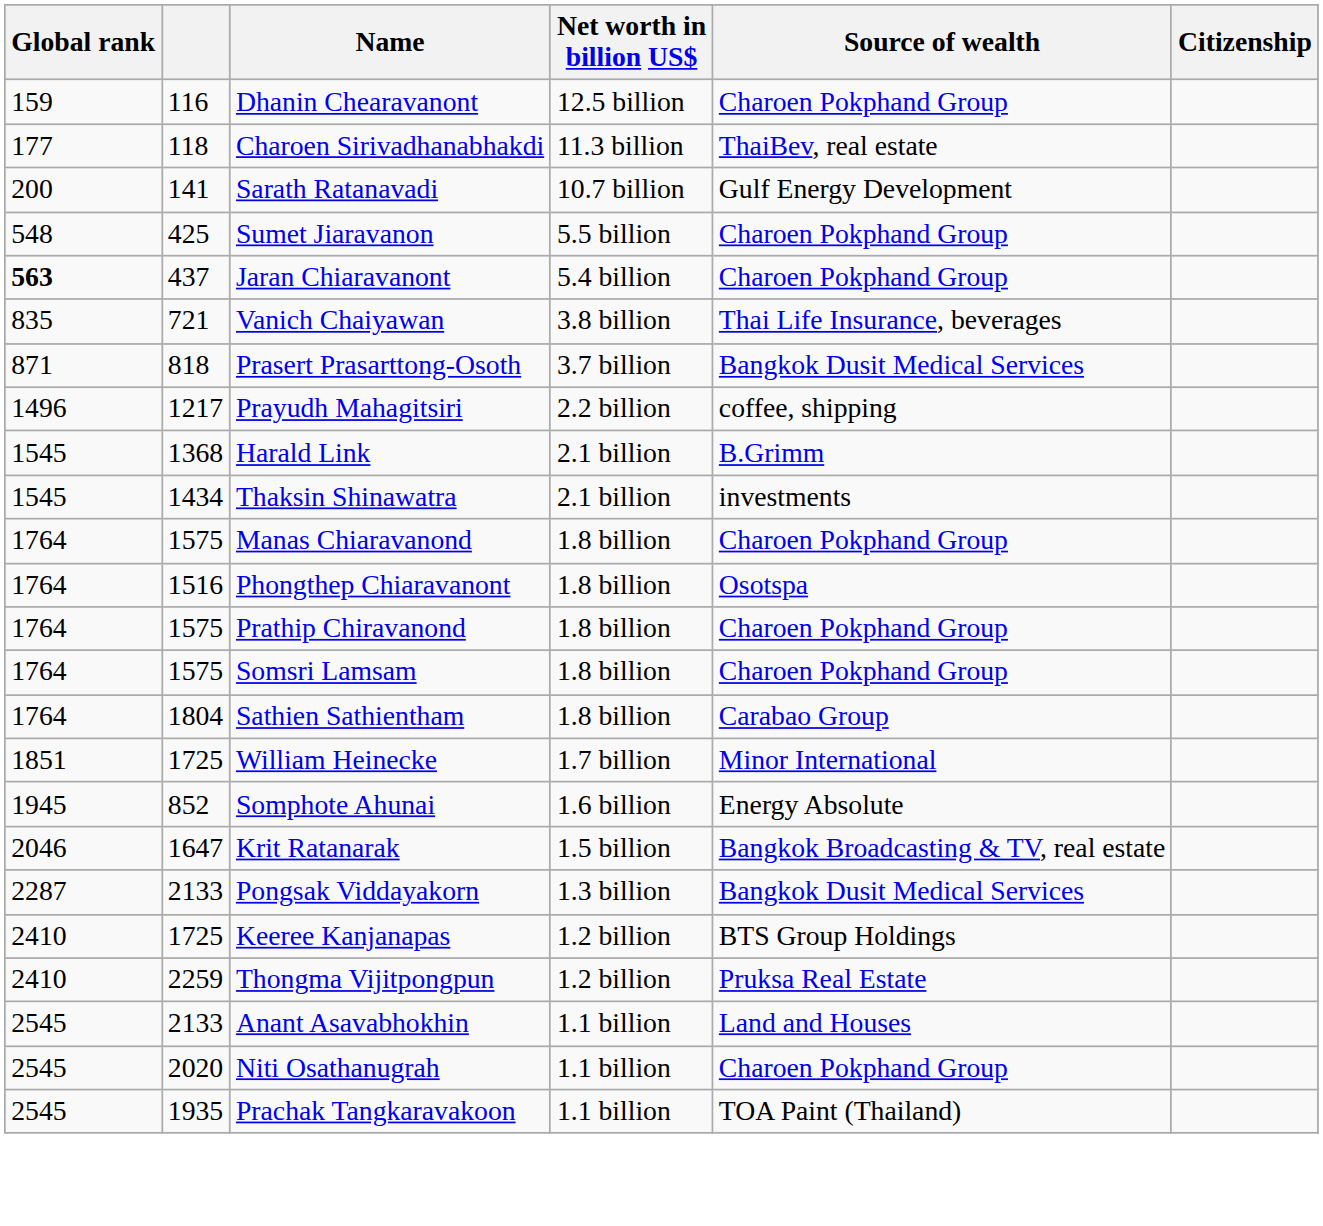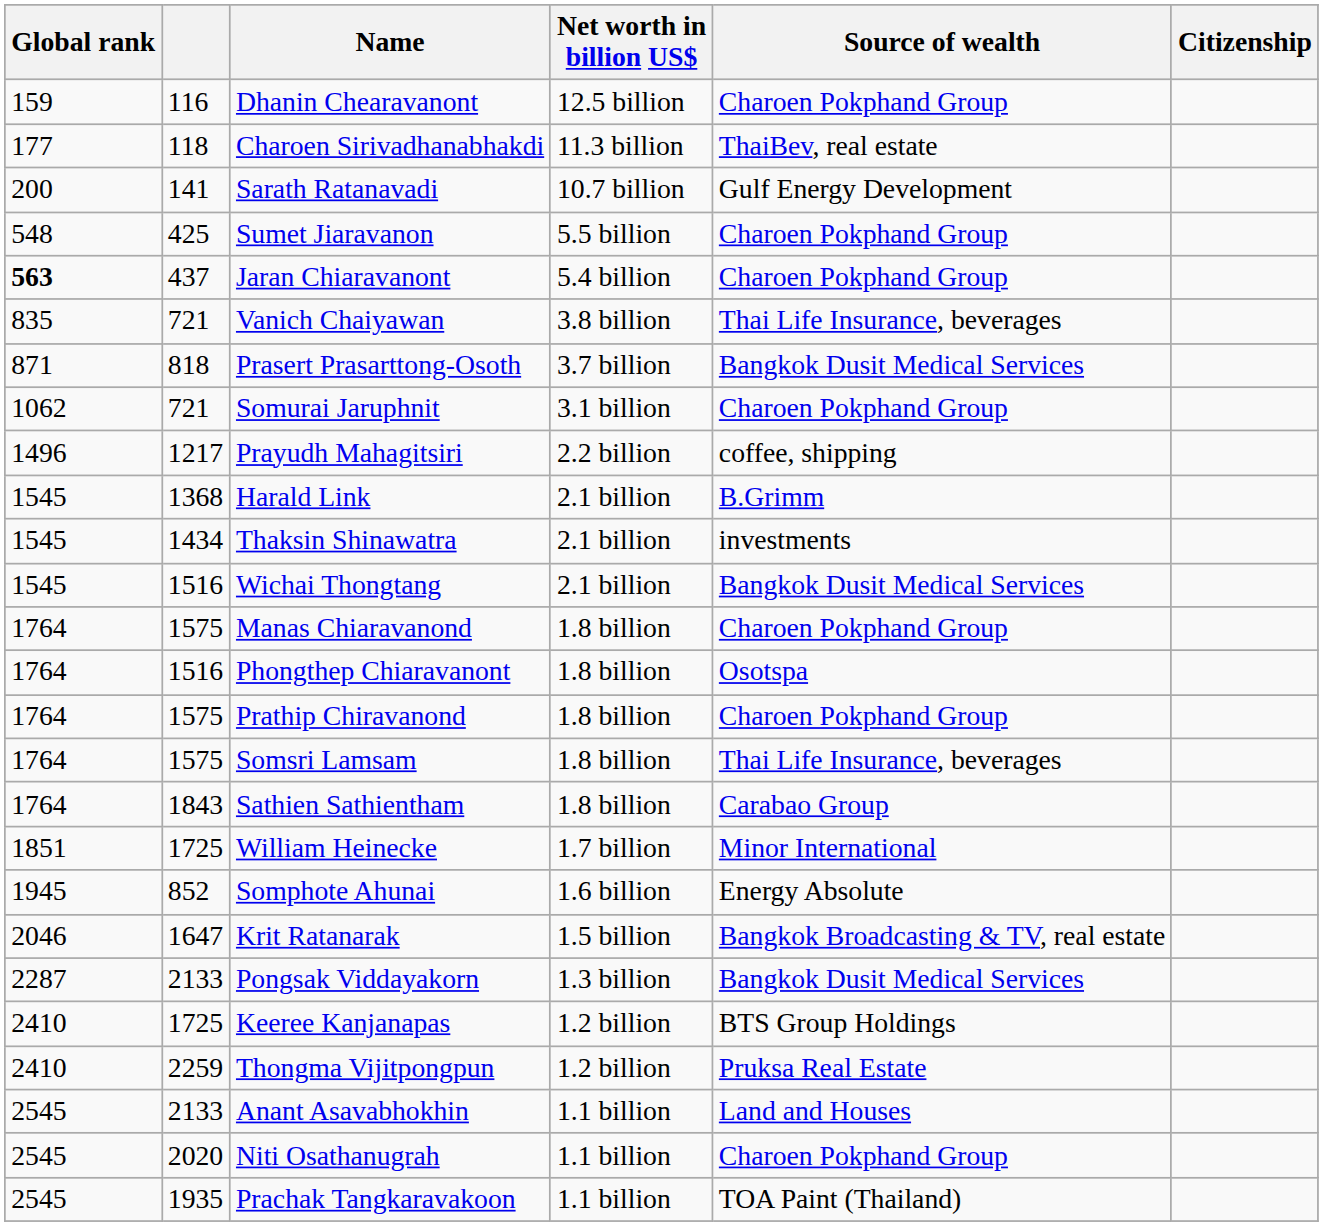+ row: (338, 408)
+ row: (339, 584)
(863, 672) Charoen Pokphand Group -> (890, 759) Thai Life Insurance, beverages
(196, 716) 1804 -> (196, 803) 1843
